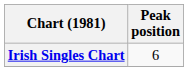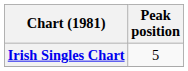(156, 54) 6 -> (156, 54) 5
